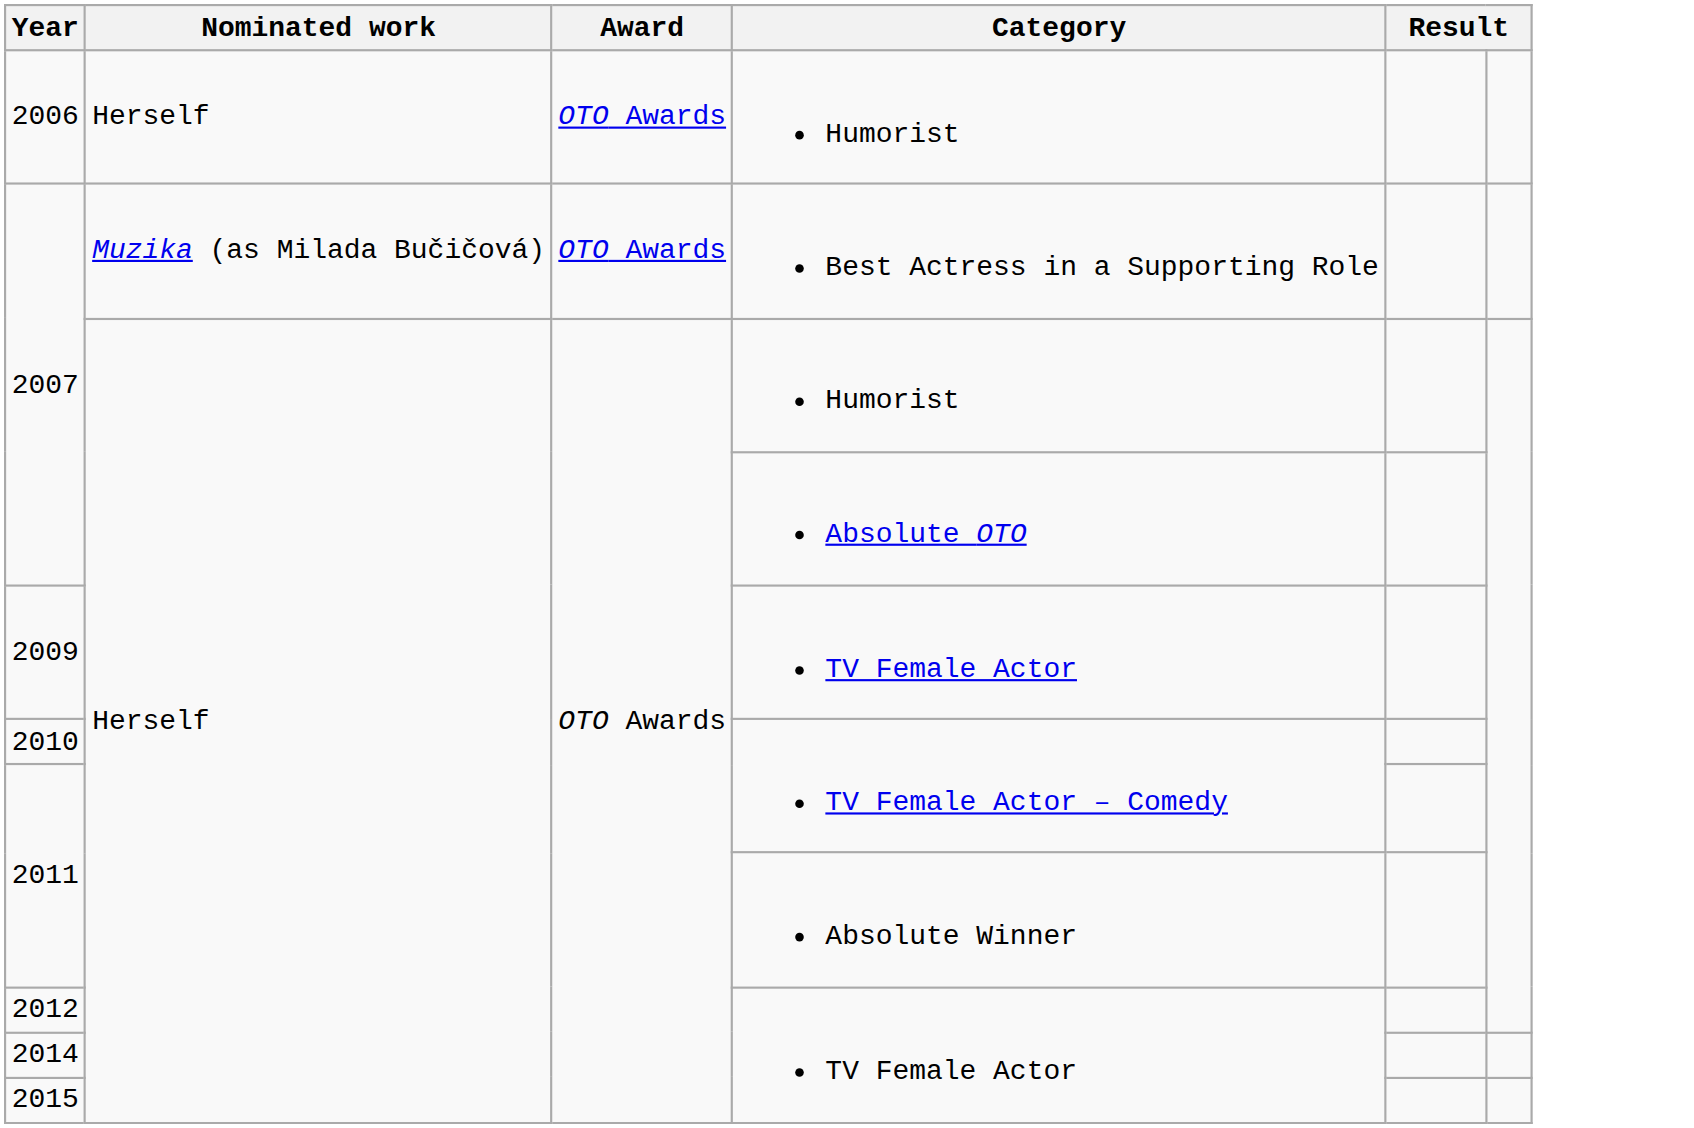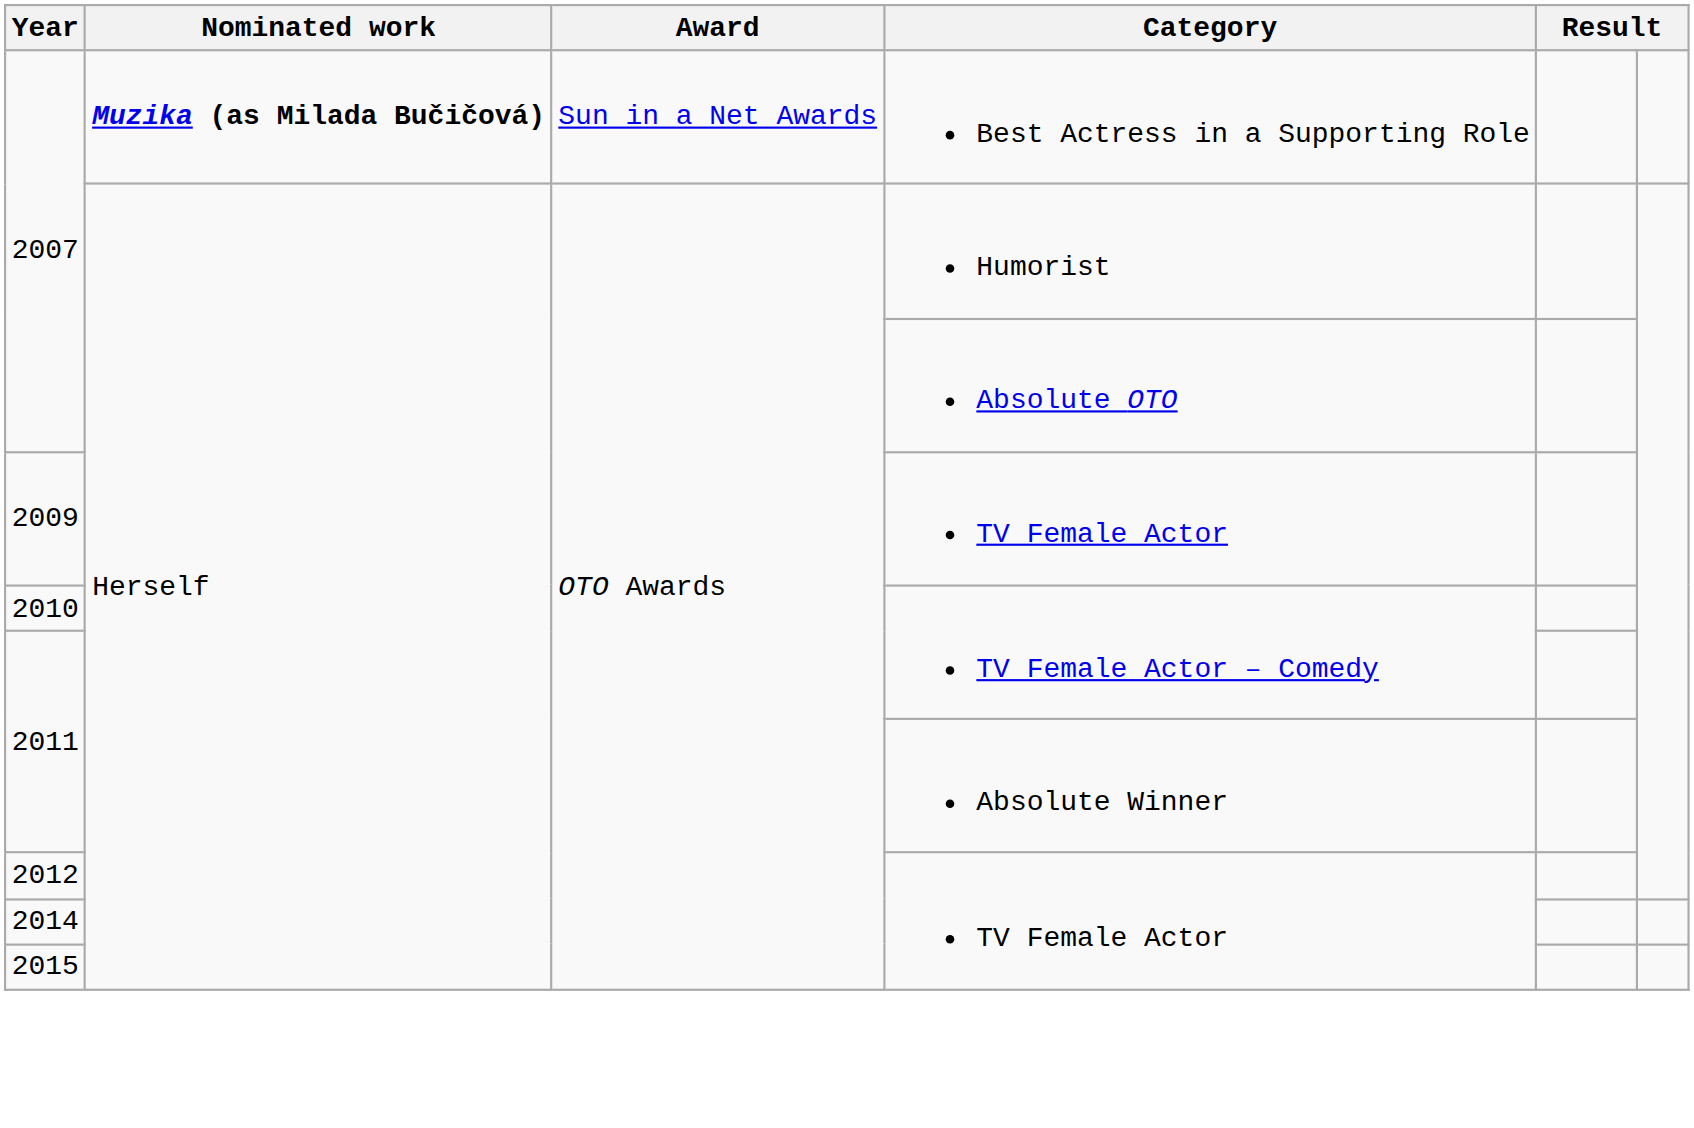- row: (45, 117)
(319, 251) normal -> (319, 117) bold
(642, 251) OTO Awards -> (718, 117) Sun in a Net Awards
